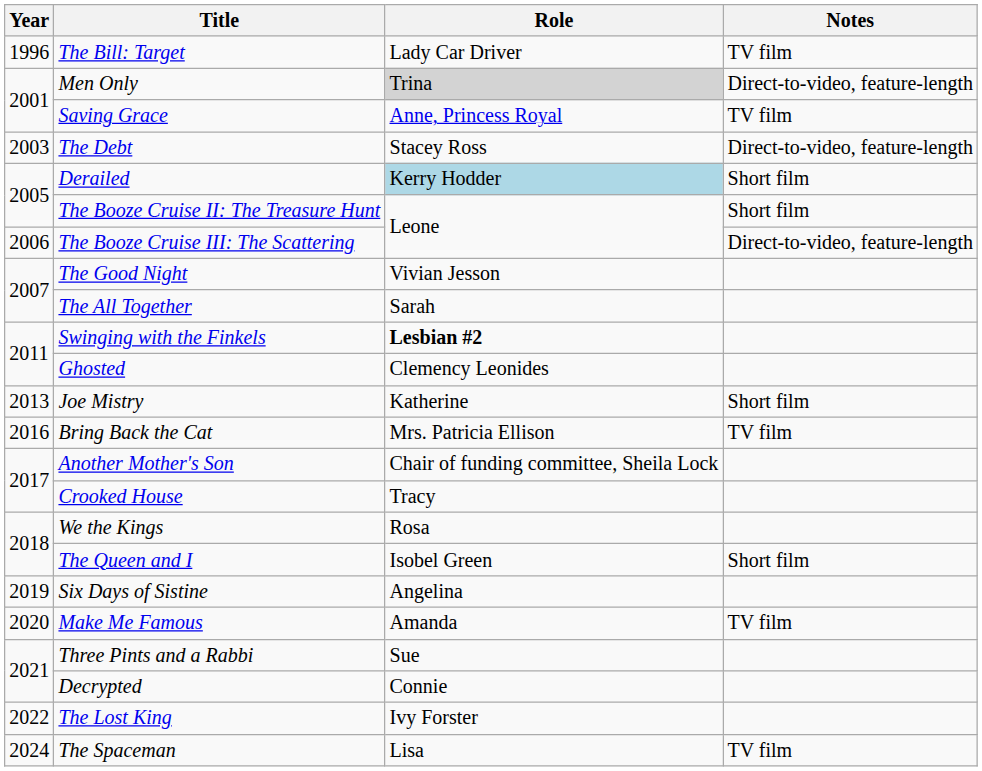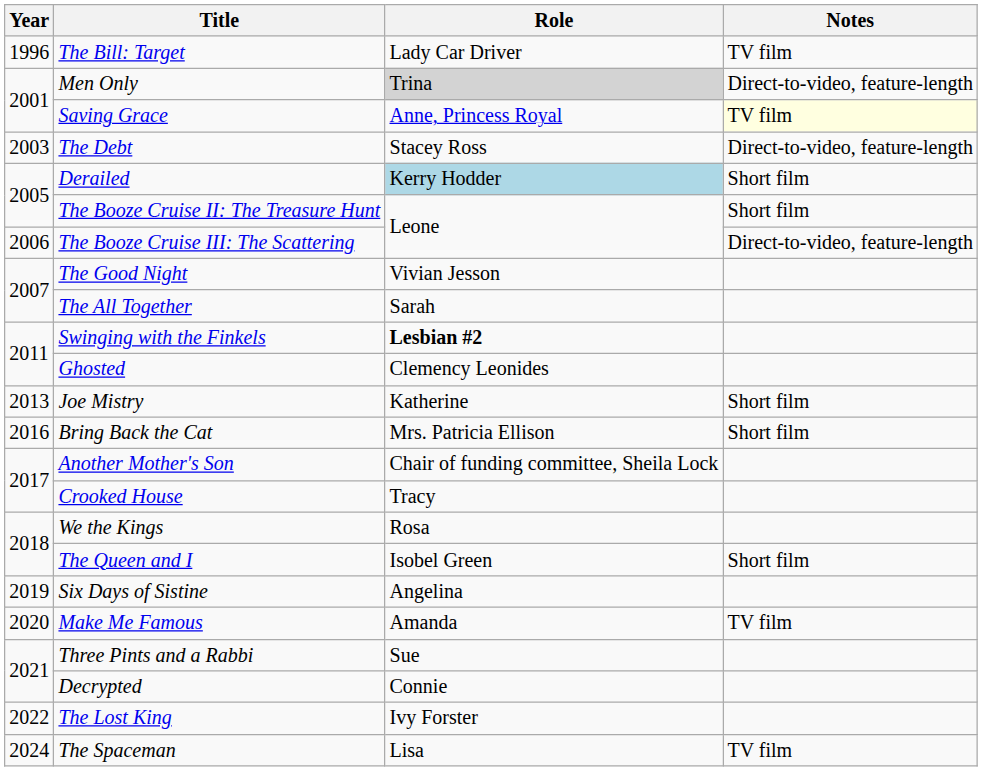(760, 115) no background -> (760, 115) lightyellow background
(760, 432) TV film -> (768, 432) Short film
